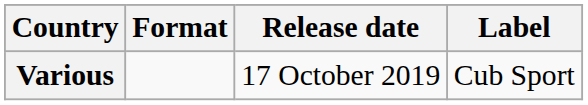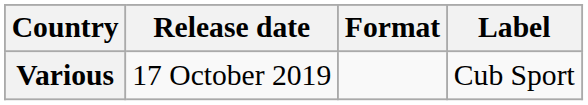columns swapped: (341, 27) <-> (180, 27)
